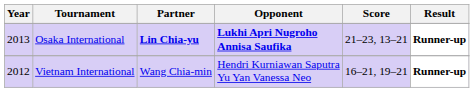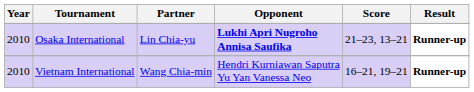(18, 39) 2013 -> (18, 39) 2010
(169, 39) bold -> (167, 39) normal
(18, 71) 2012 -> (18, 71) 2010
